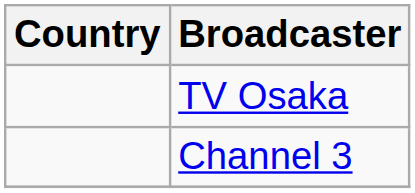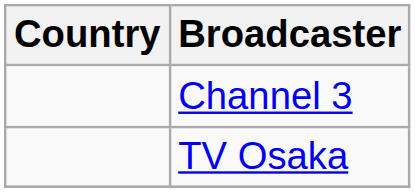rows swapped: (263, 95) <-> (265, 156)
